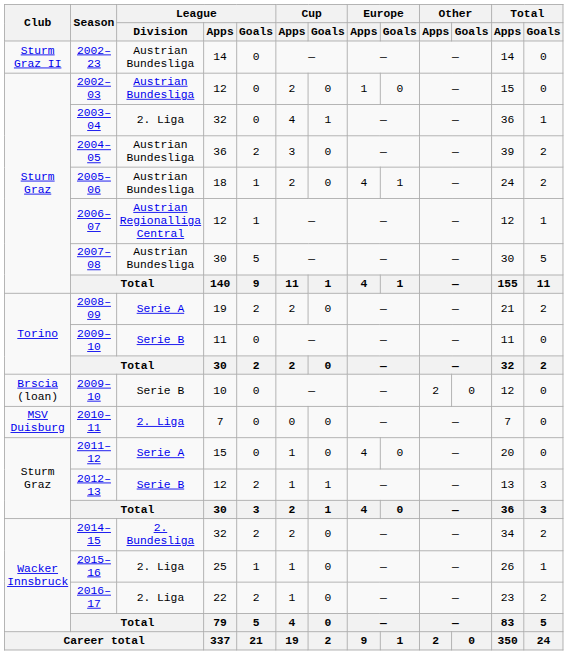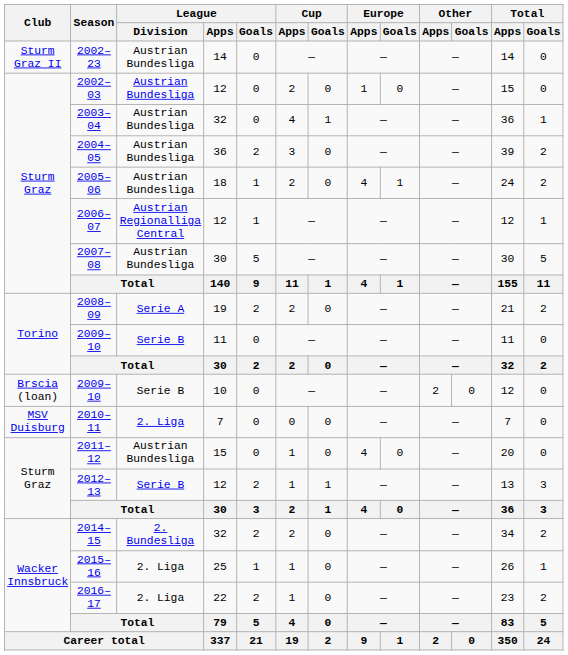(160, 120) 2. Liga -> (160, 120) Austrian Bundesliga
(160, 453) Serie A -> (160, 453) Austrian Bundesliga
